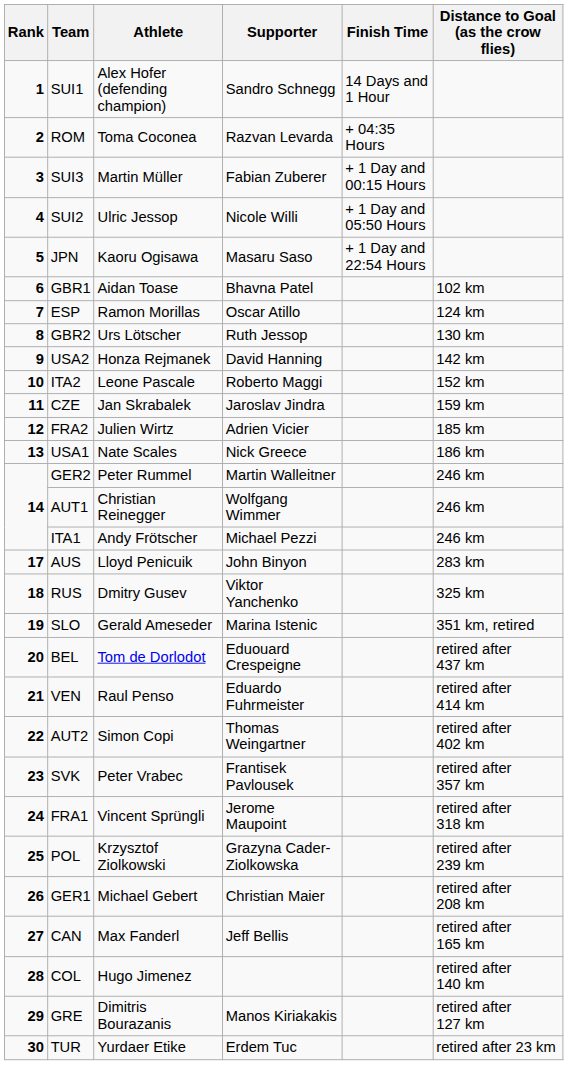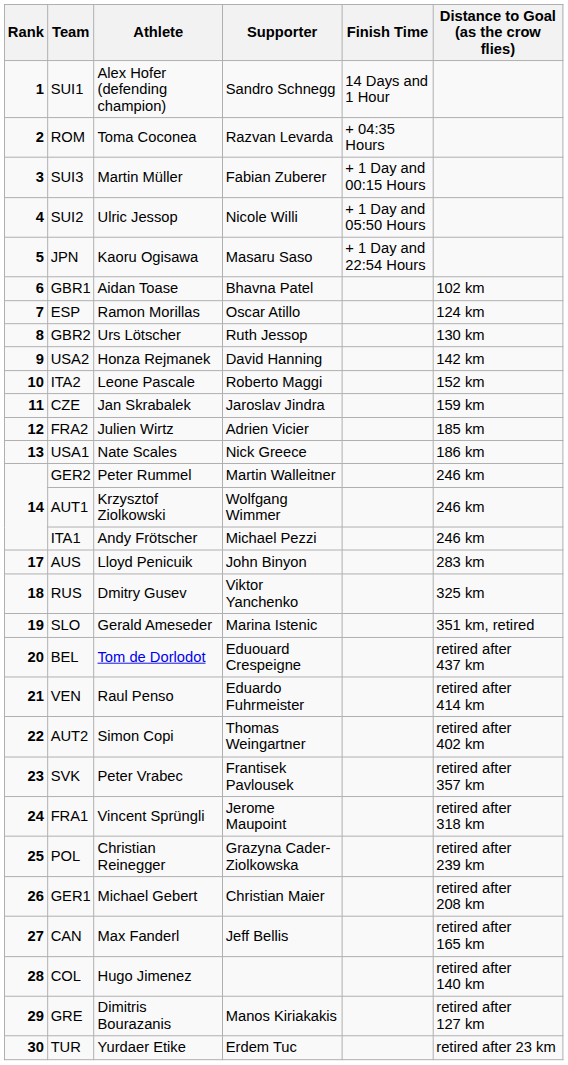(131, 507) Christian Reinegger -> (131, 507) Krzysztof Ziolkowski
(131, 856) Krzysztof Ziolkowski -> (131, 856) Christian Reinegger
